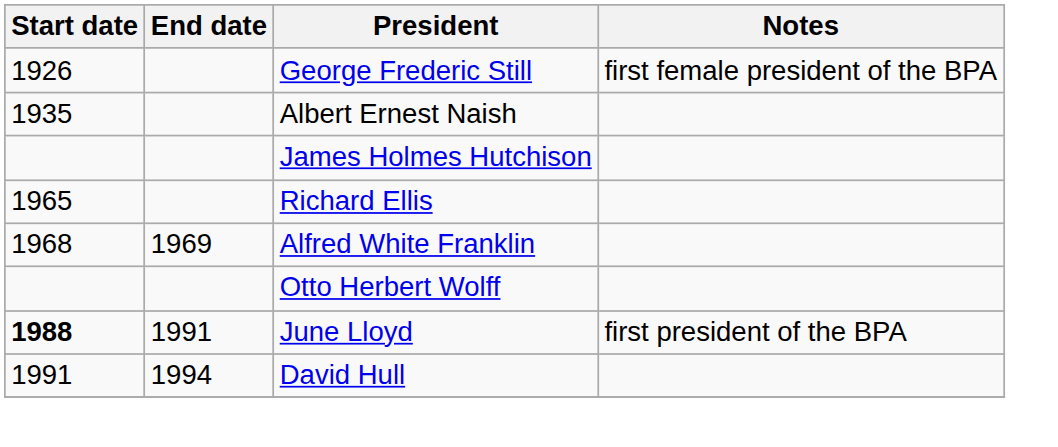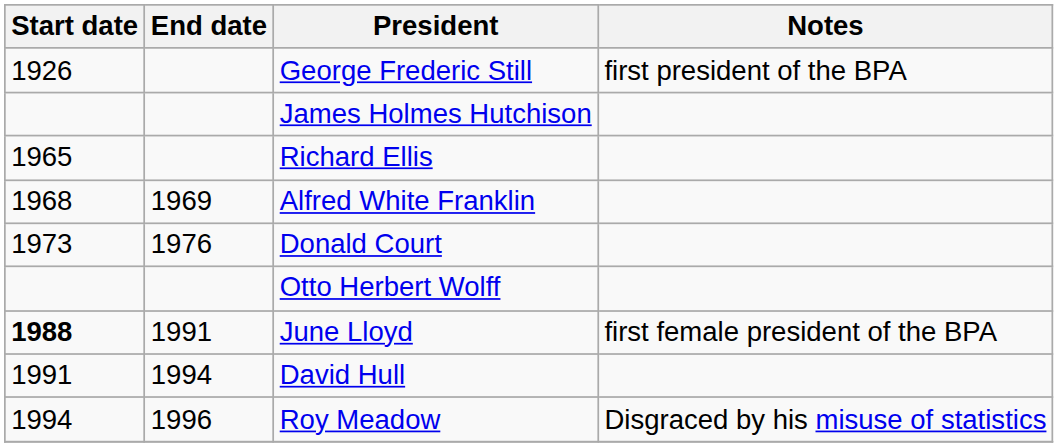(801, 69) first female president of the BPA -> (756, 69) first president of the BPA
- row: (398, 113)
+ row: (361, 244)
(756, 331) first president of the BPA -> (801, 331) first female president of the BPA
+ row: (360, 419)
